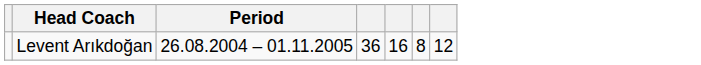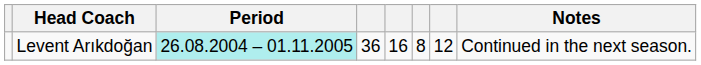+ column: (577, 18)
(257, 45) no background -> (257, 45) paleturquoise background
